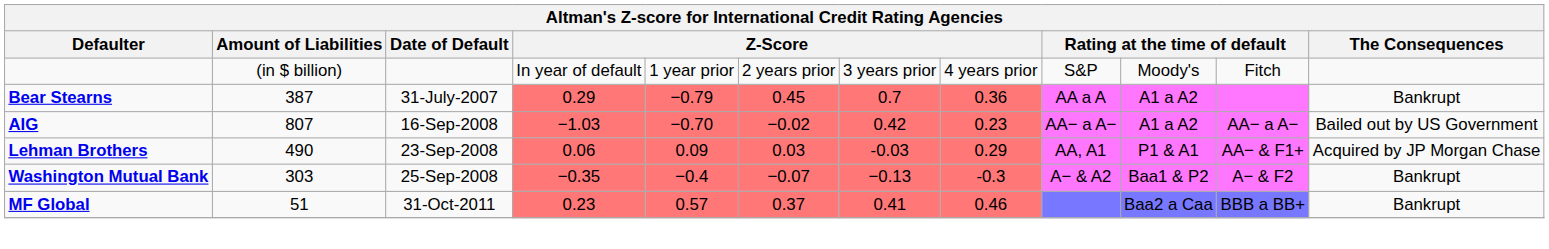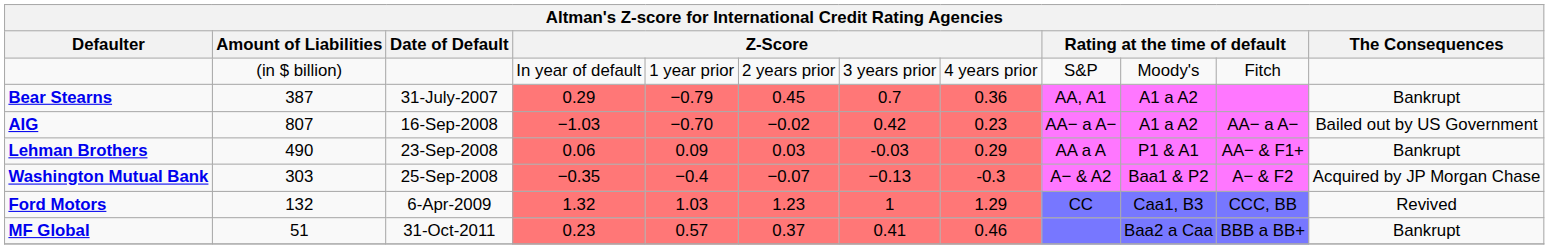(1081, 97) AA a A -> (1081, 97) AA, A1
(1081, 151) AA, A1 -> (1081, 151) AA a A
(1427, 151) Acquired by JP Morgan Chase -> (1427, 151) Bankrupt
(1427, 177) Bankrupt -> (1427, 177) Acquired by JP Morgan Chase
+ row: (57, 204)
